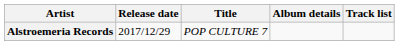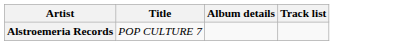- column: (148, 13)
